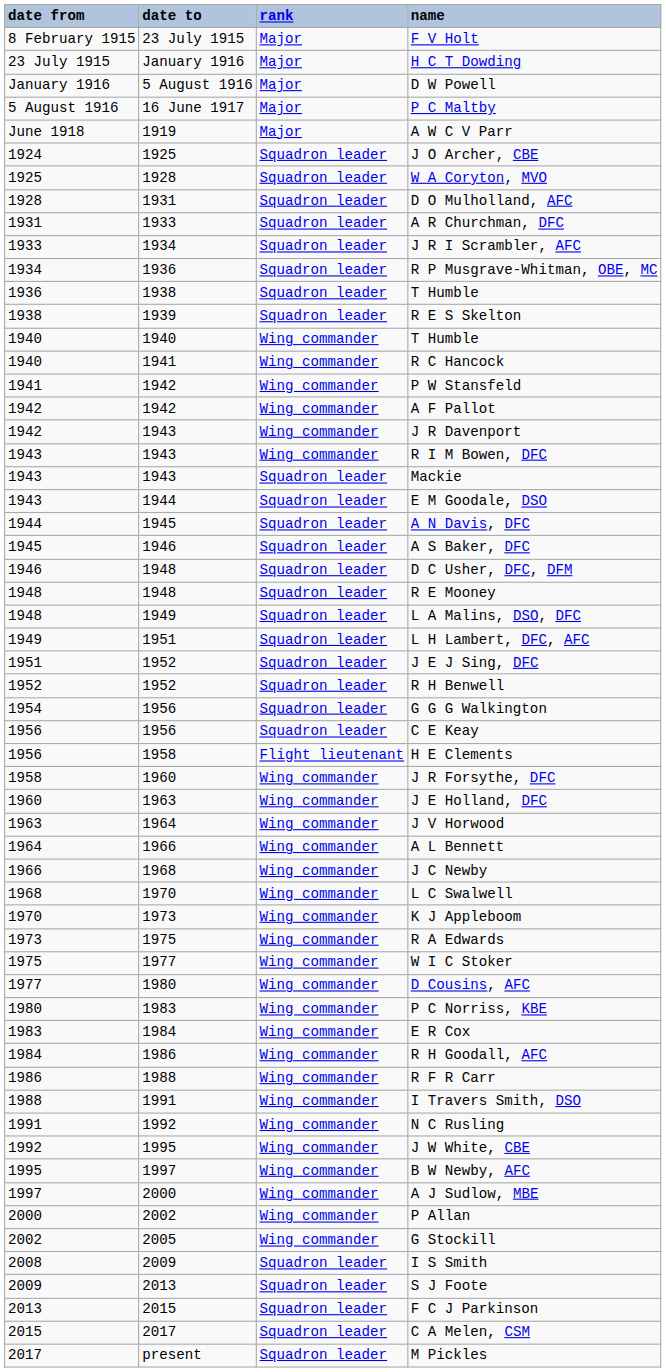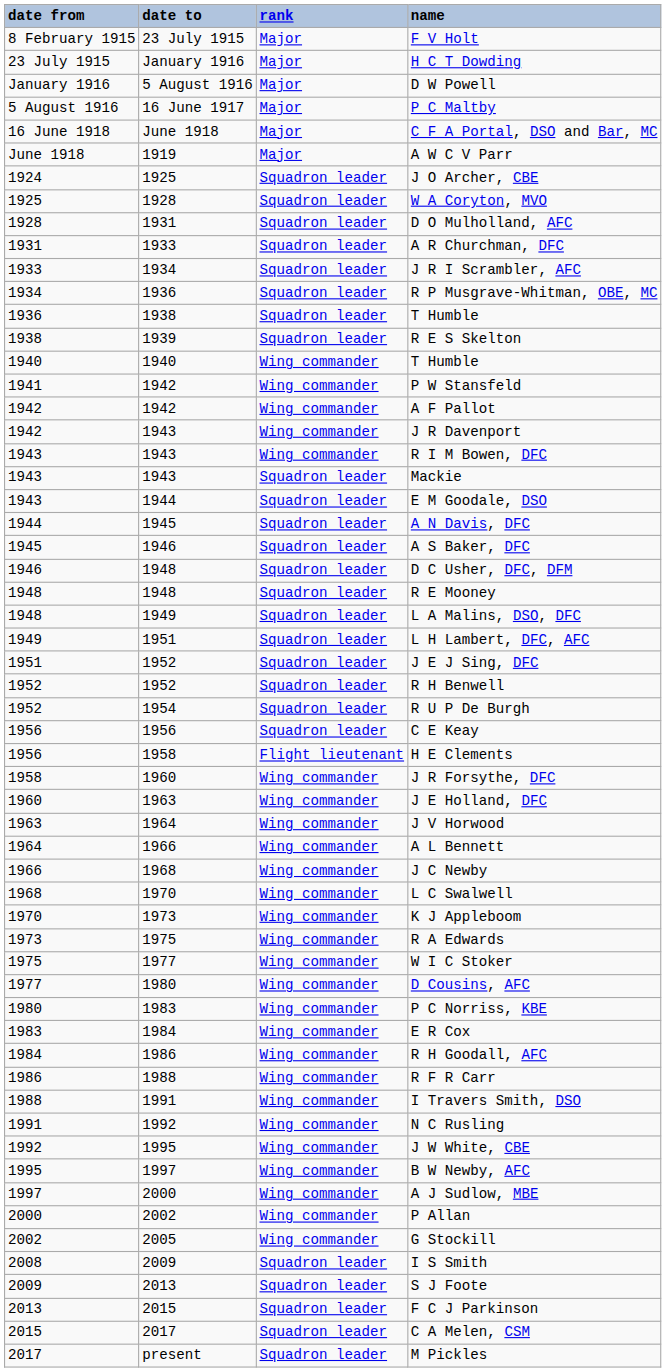+ row: (180, 132)
- row: (159, 363)
+ row: (159, 709)
- row: (159, 709)
